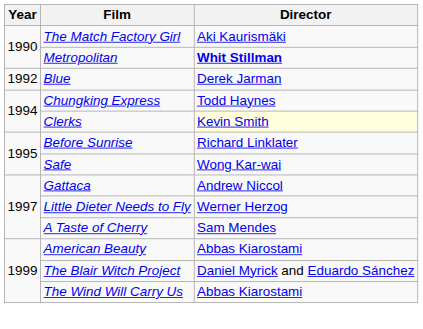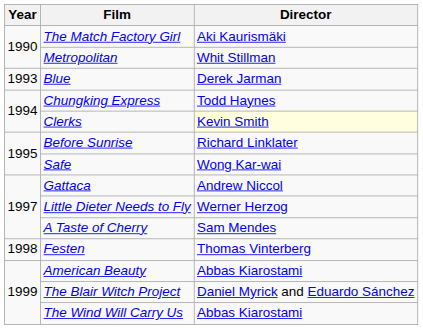(240, 57) bold -> (236, 57) normal
(22, 79) 1992 -> (22, 79) 1993
+ row: (64, 249)
